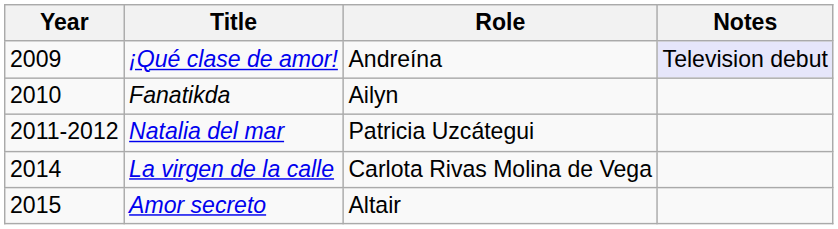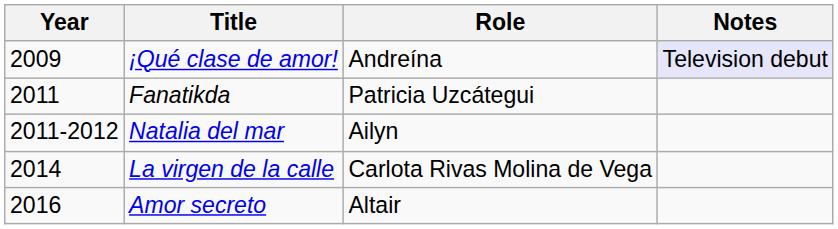(36, 95) 2010 -> (35, 95) 2011
(373, 95) Ailyn -> (441, 95) Patricia Uzcátegui
(441, 132) Patricia Uzcátegui -> (373, 132) Ailyn
(36, 205) 2015 -> (36, 205) 2016
